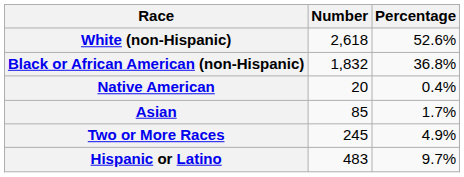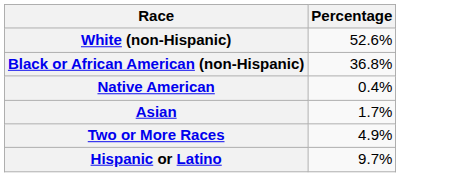- column: (340, 16)
